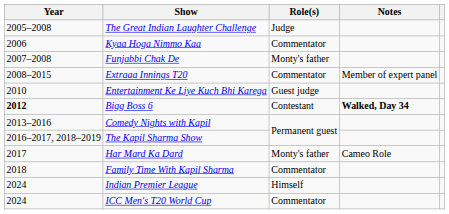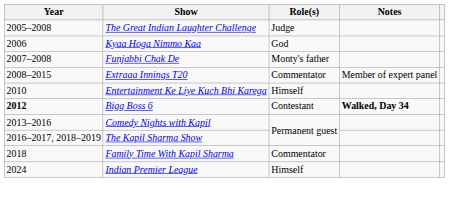(299, 43) Commentator -> (280, 43) God
(295, 91) Guest judge -> (287, 91) Himself
- row: (144, 153)
- row: (158, 201)
